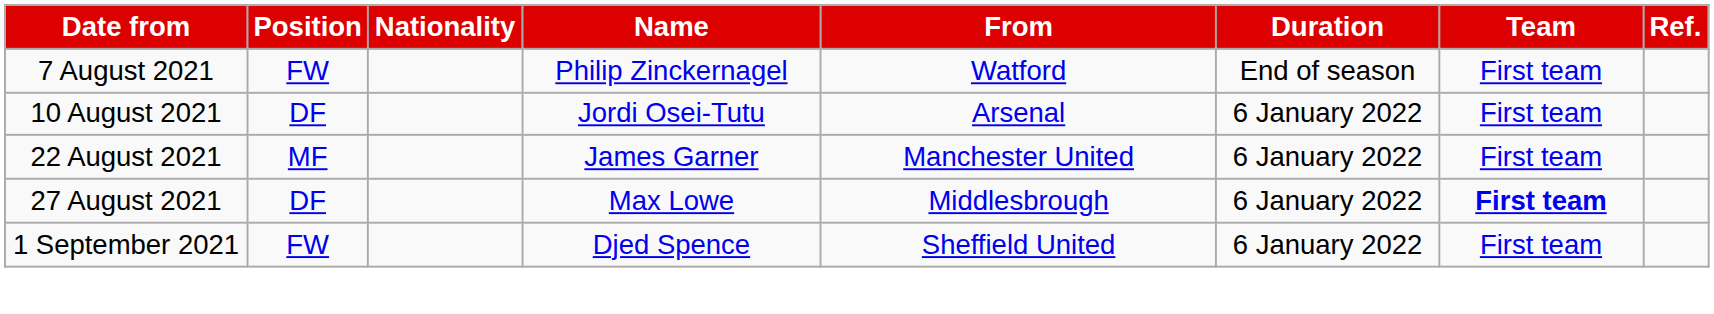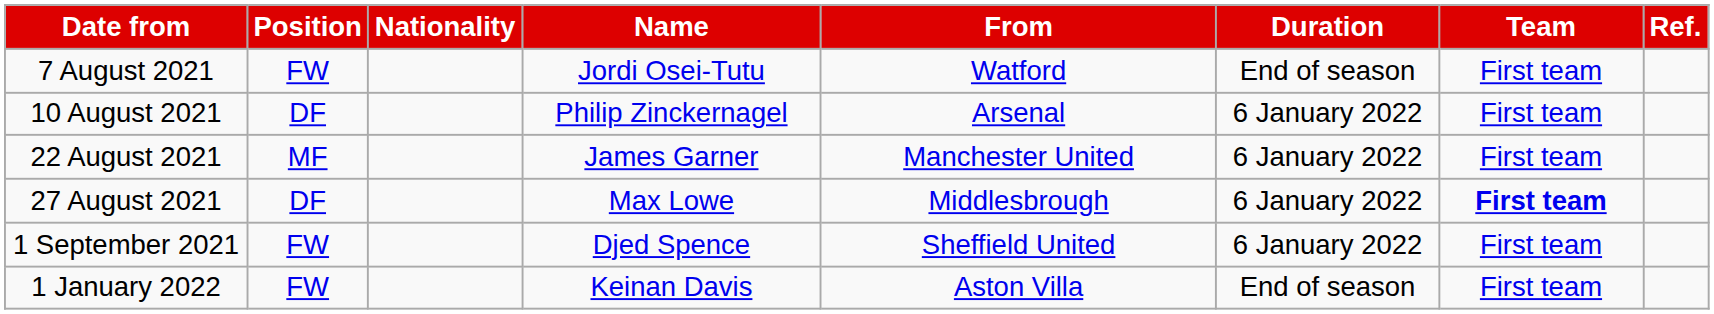(671, 71) Philip Zinckernagel -> (671, 71) Jordi Osei-Tutu
(671, 114) Jordi Osei-Tutu -> (671, 114) Philip Zinckernagel
+ row: (126, 288)
